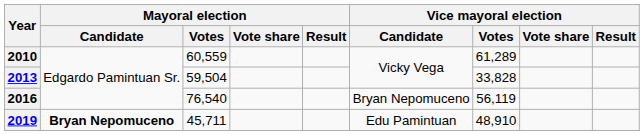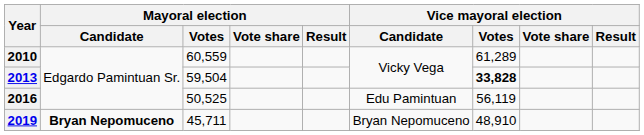(496, 78) normal -> (496, 78) bold
(207, 99) 76,540 -> (207, 99) 50,525
(411, 99) Bryan Nepomuceno -> (411, 99) Edu Pamintuan
(411, 120) Edu Pamintuan -> (411, 120) Bryan Nepomuceno
